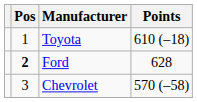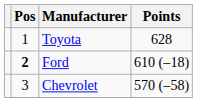(162, 39) 610 (–18) -> (162, 39) 628
(162, 62) 628 -> (162, 62) 610 (–18)
